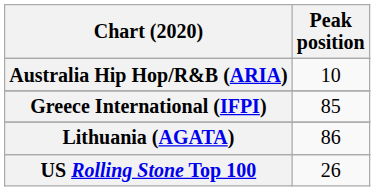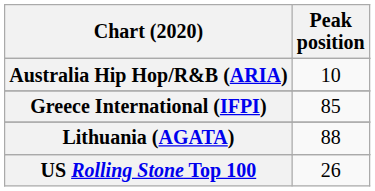(331, 138) 86 -> (331, 138) 88
